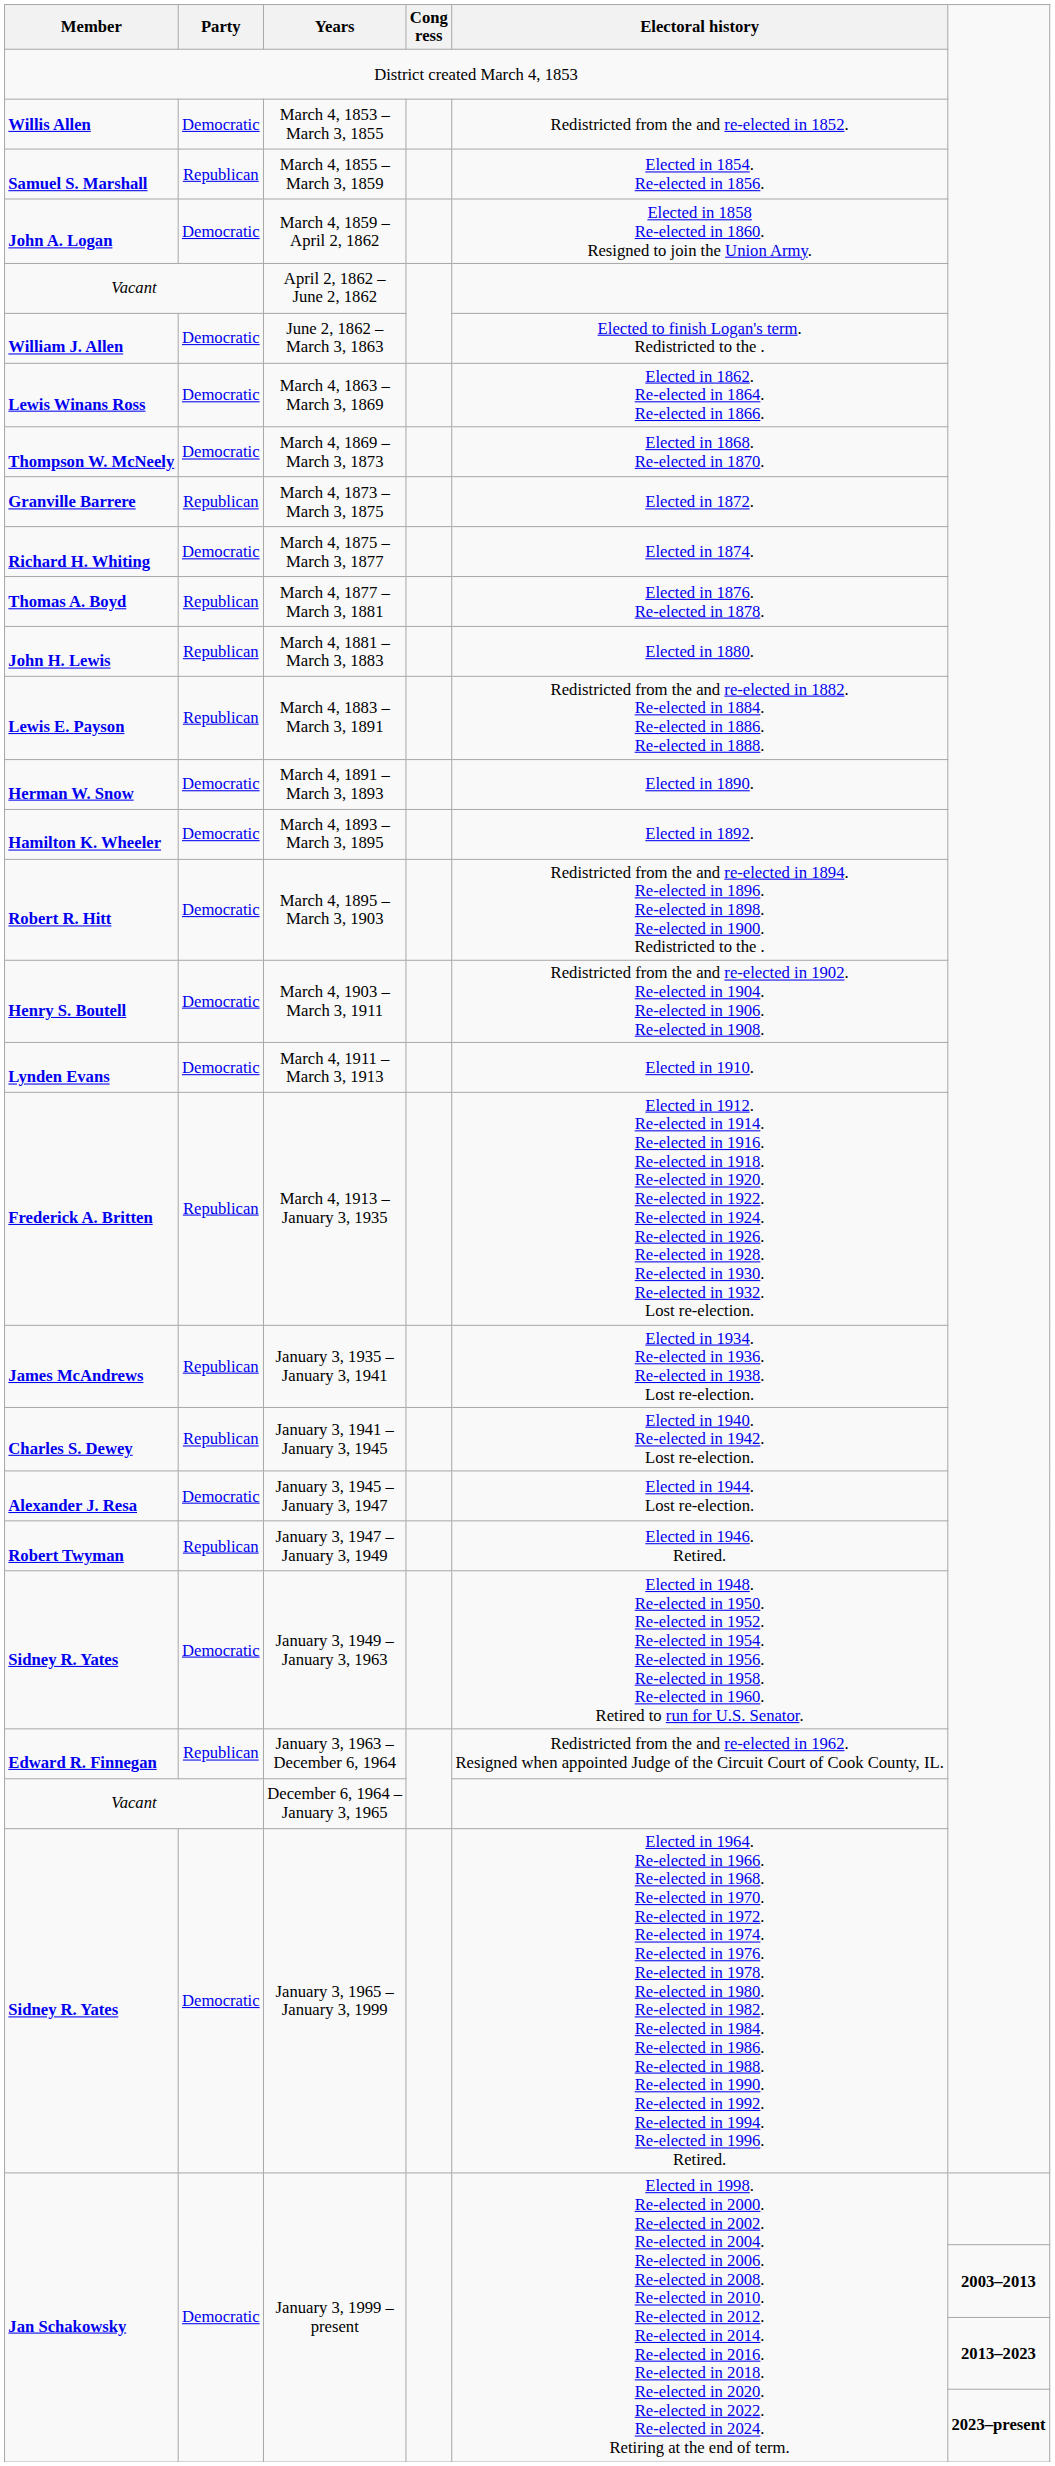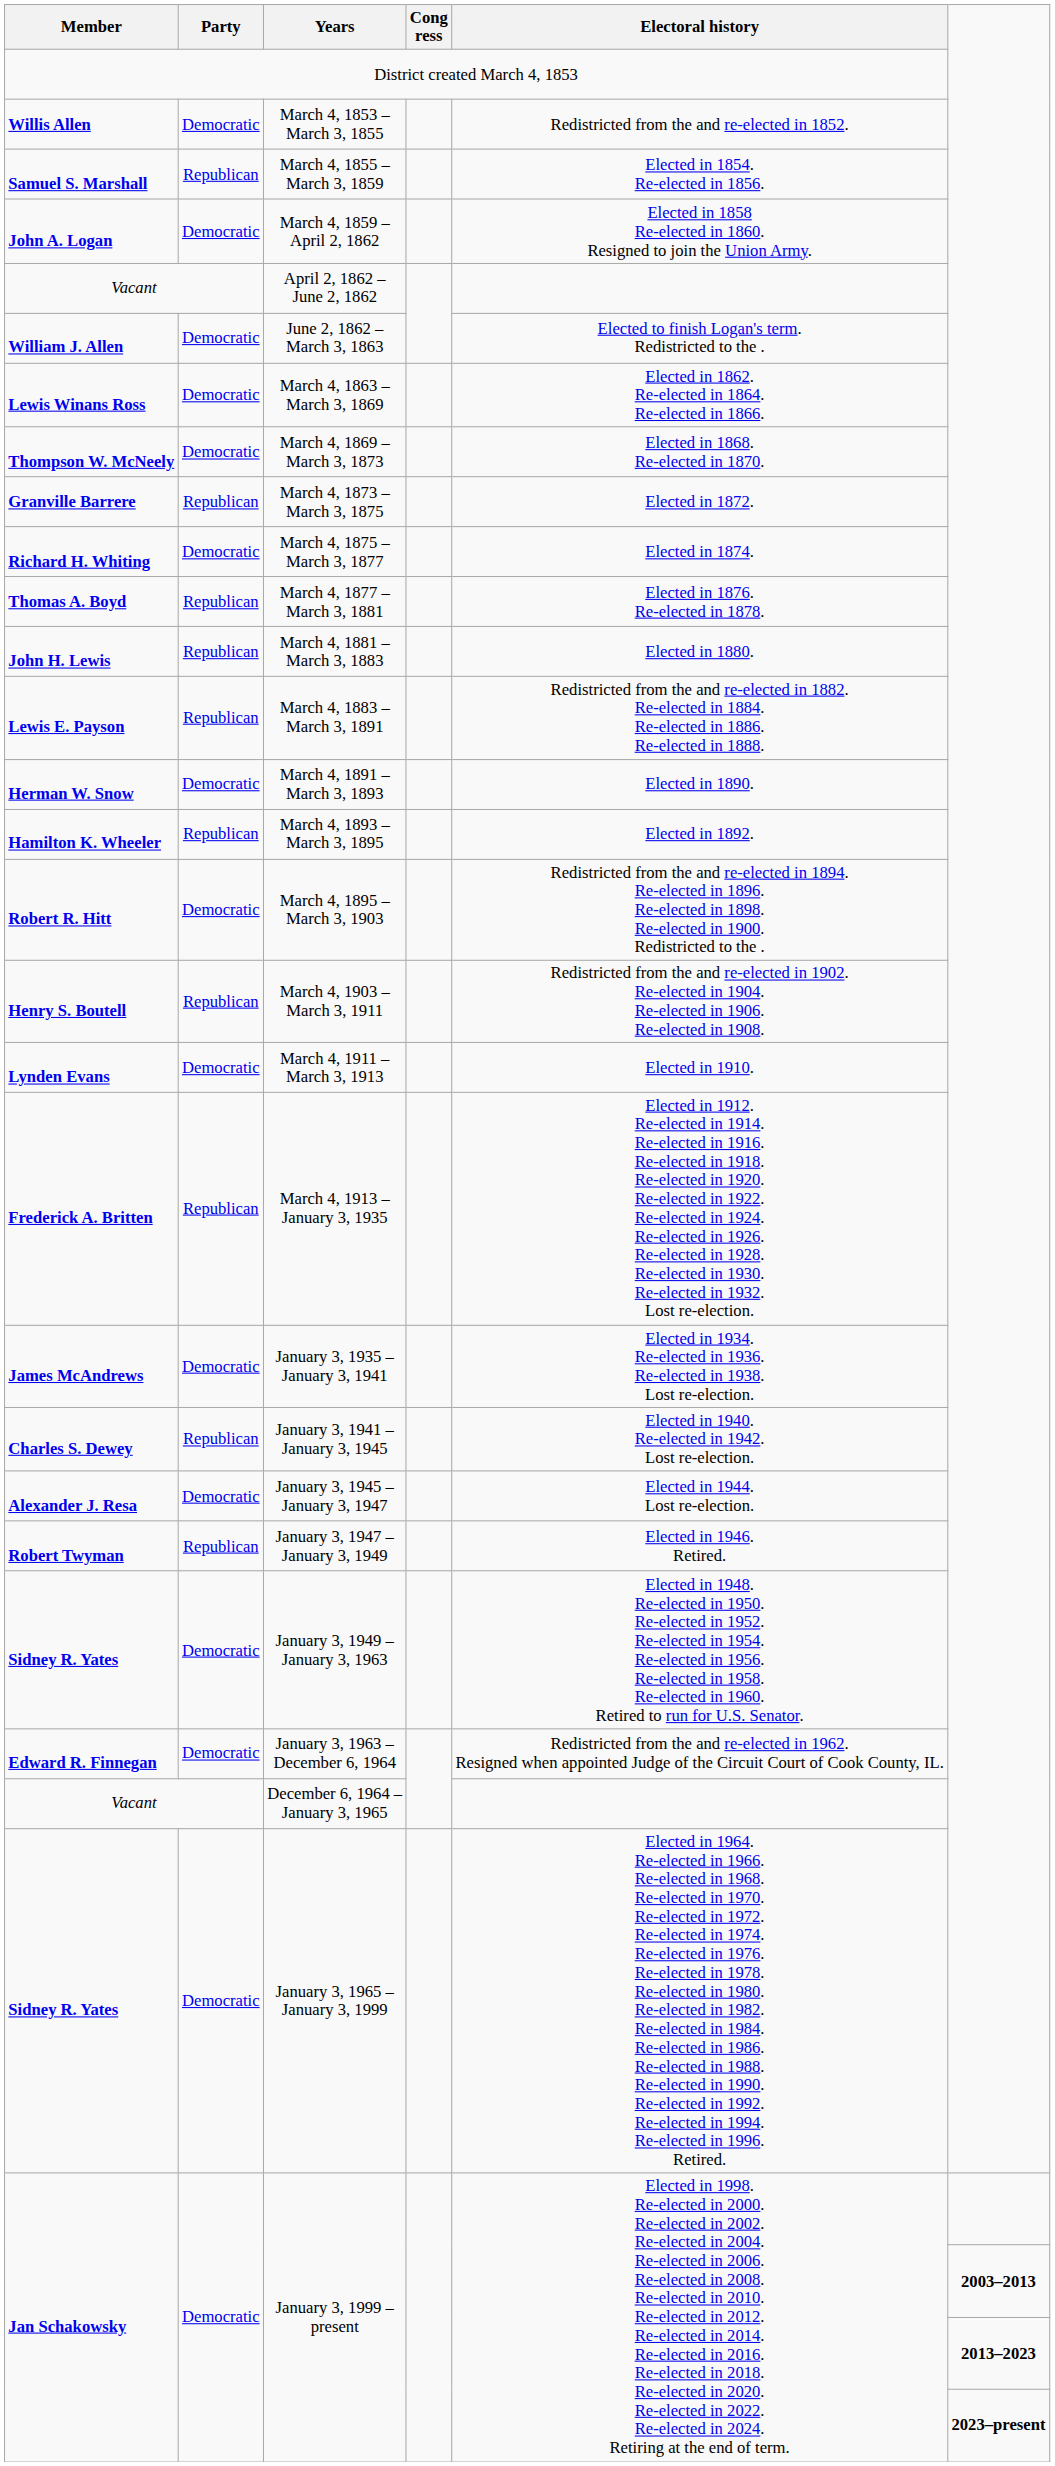(221, 833) Democratic -> (221, 833) Republican
(221, 1001) Democratic -> (221, 1001) Republican
(221, 1366) Republican -> (221, 1366) Democratic
(221, 1753) Republican -> (221, 1753) Democratic
